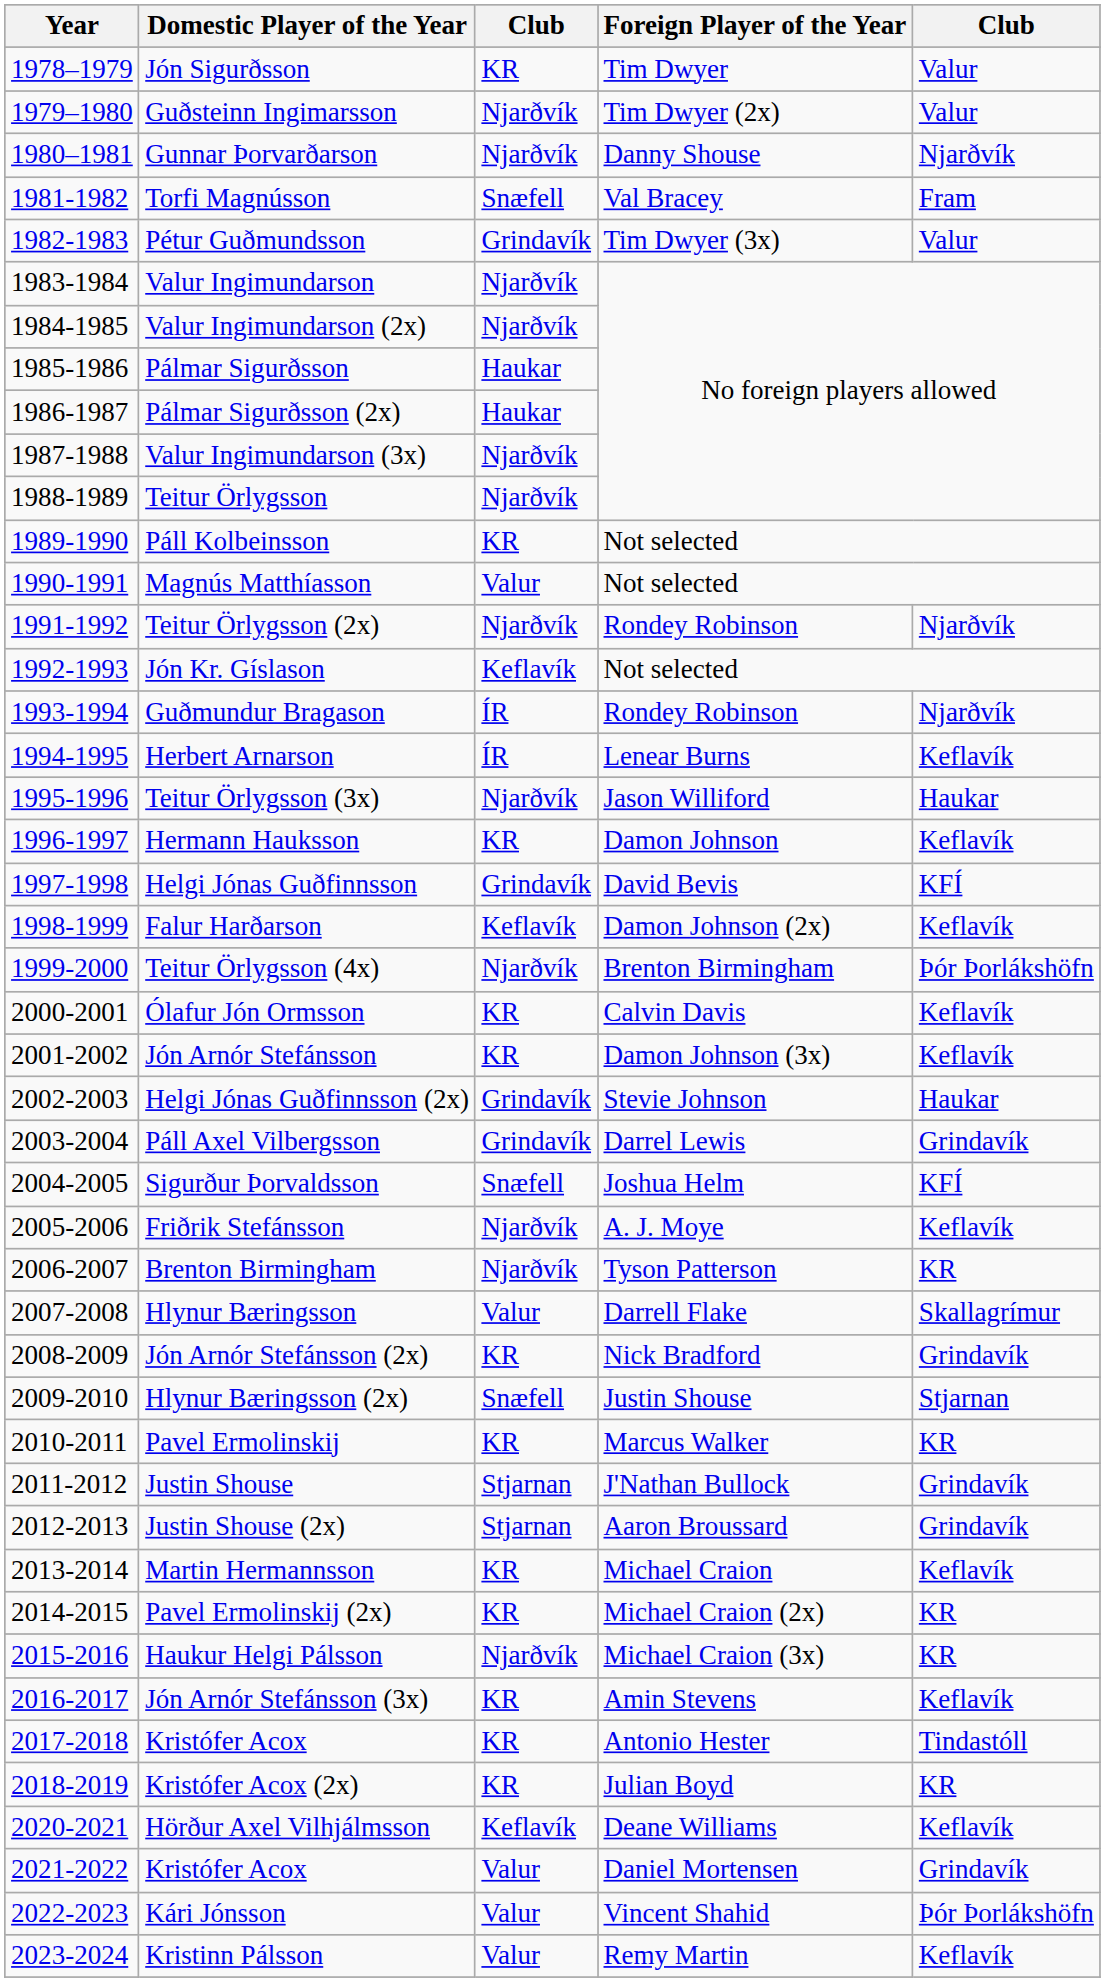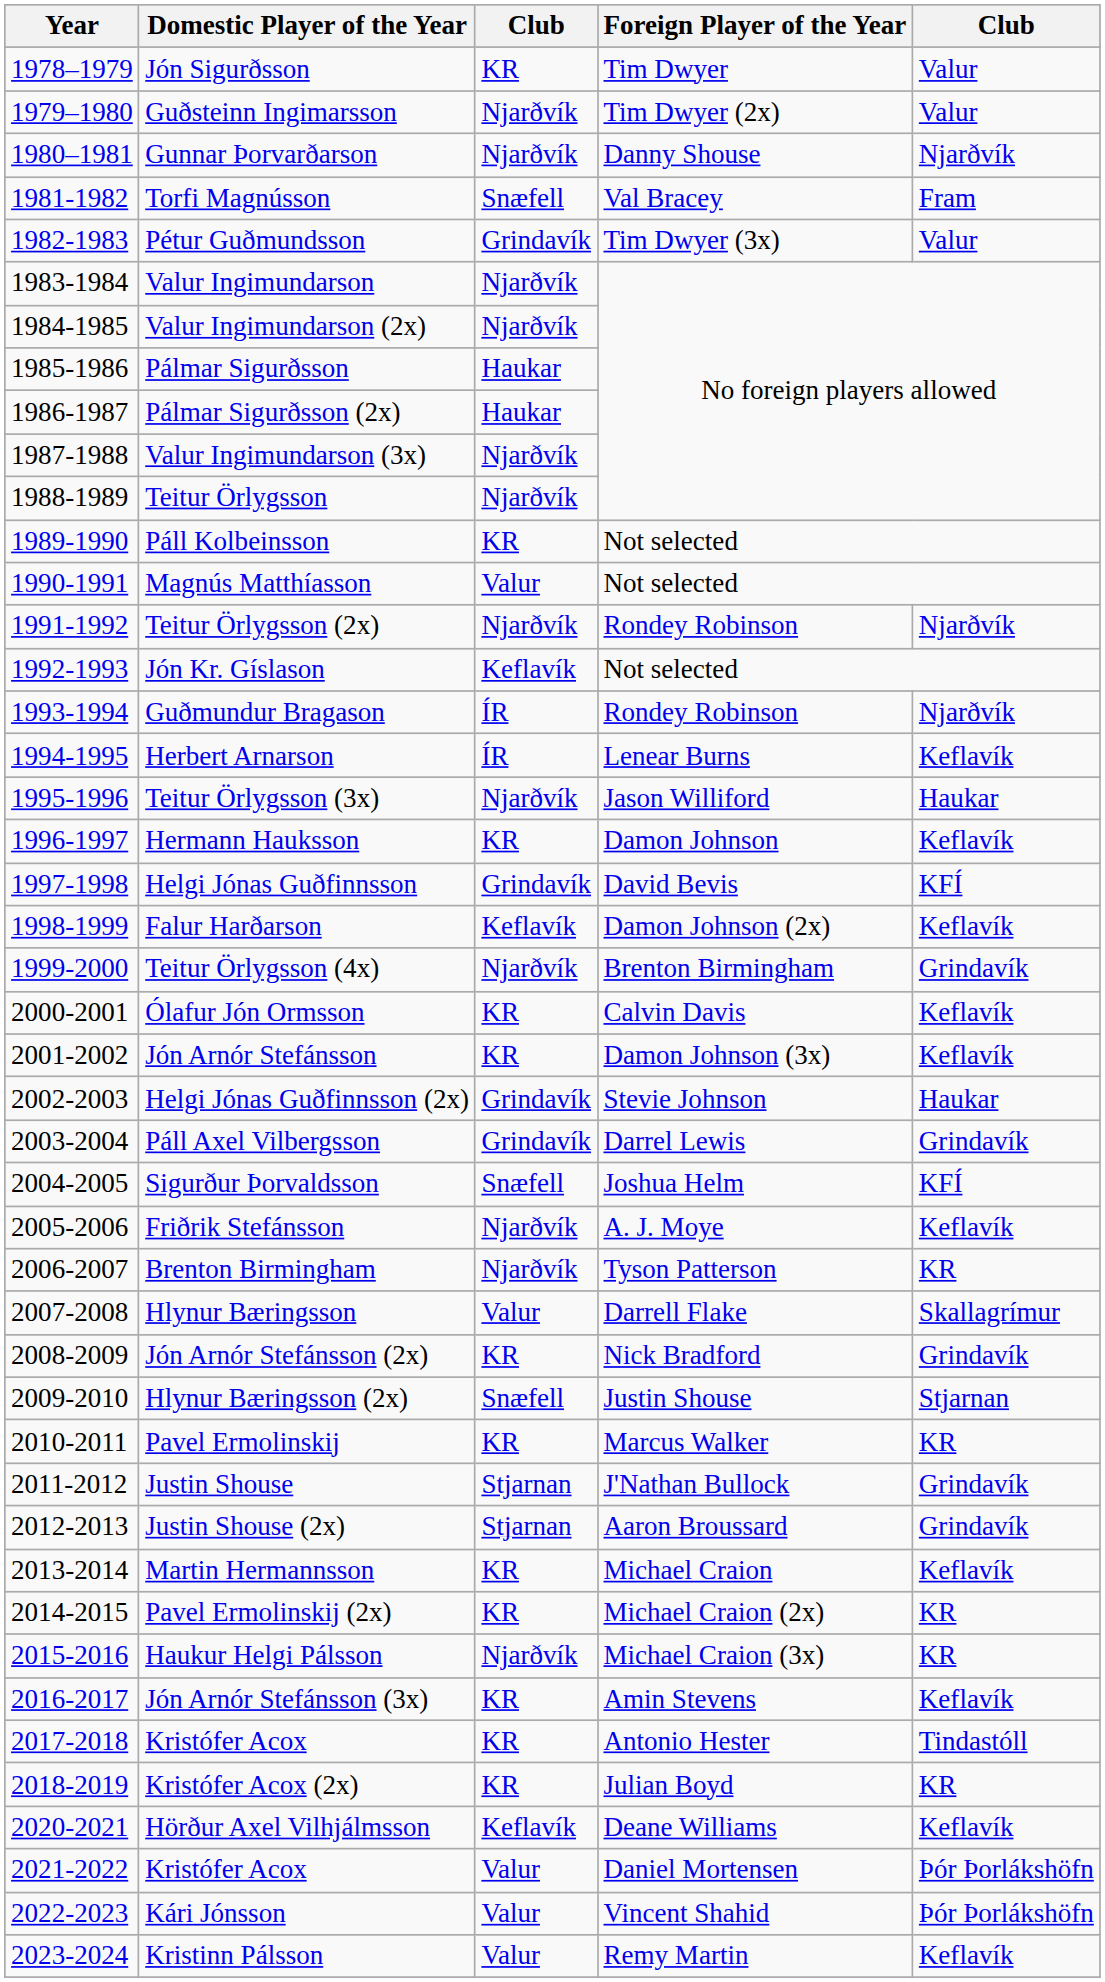(1006, 969) Þór Þorlákshöfn -> (974, 969) Grindavík
(974, 1869) Grindavík -> (1006, 1869) Þór Þorlákshöfn
